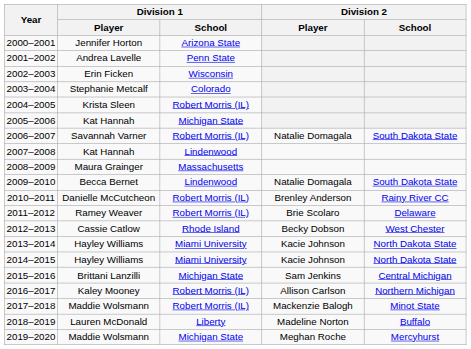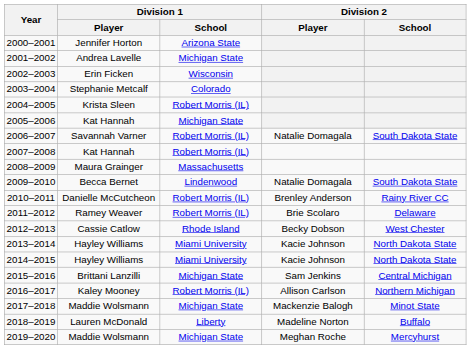(211, 58) Penn State -> (211, 58) Michigan State
(211, 151) Lindenwood -> (211, 151) Robert Morris (IL)
(211, 306) Robert Morris (IL) -> (211, 306) Michigan State
